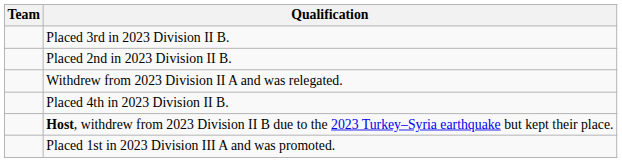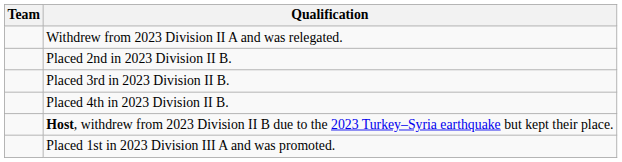rows swapped: (194, 80) <-> (138, 37)
